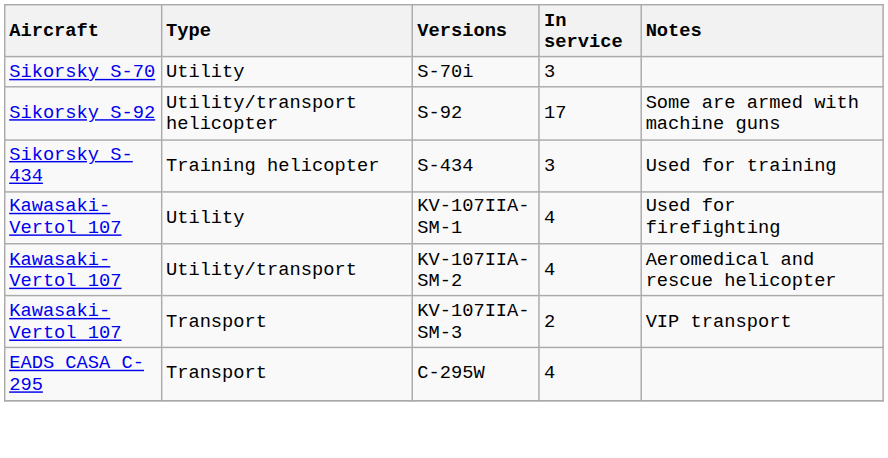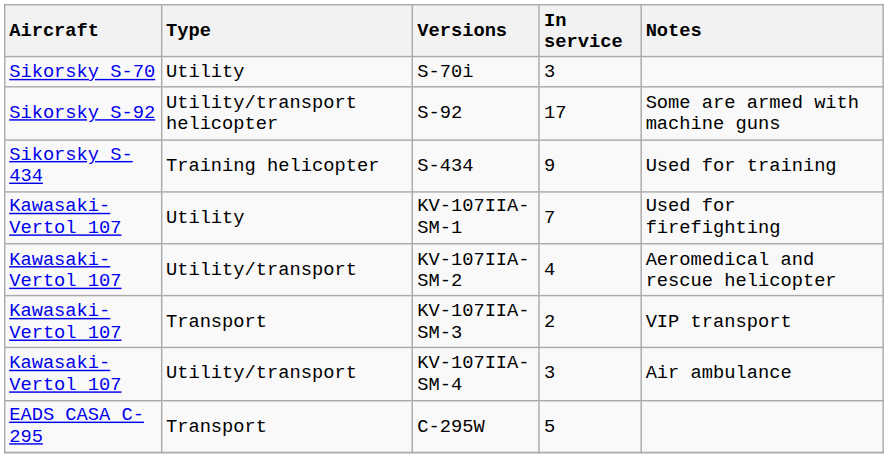(550, 166) 3 -> (550, 166) 9
(550, 218) 4 -> (550, 218) 7
+ row: (473, 374)
(550, 374) 4 -> (550, 426) 5
